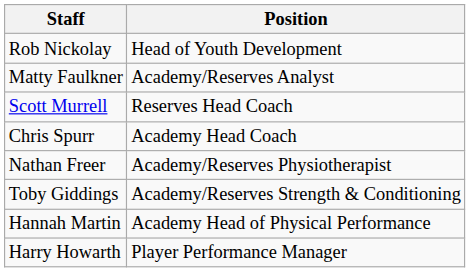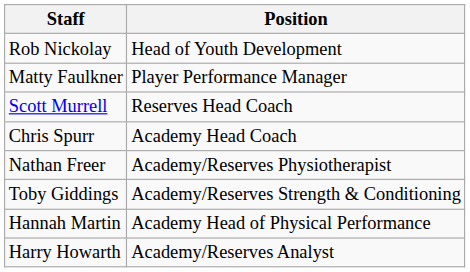(233, 77) Academy/Reserves Analyst -> (239, 77) Player Performance Manager
(239, 252) Player Performance Manager -> (233, 252) Academy/Reserves Analyst
